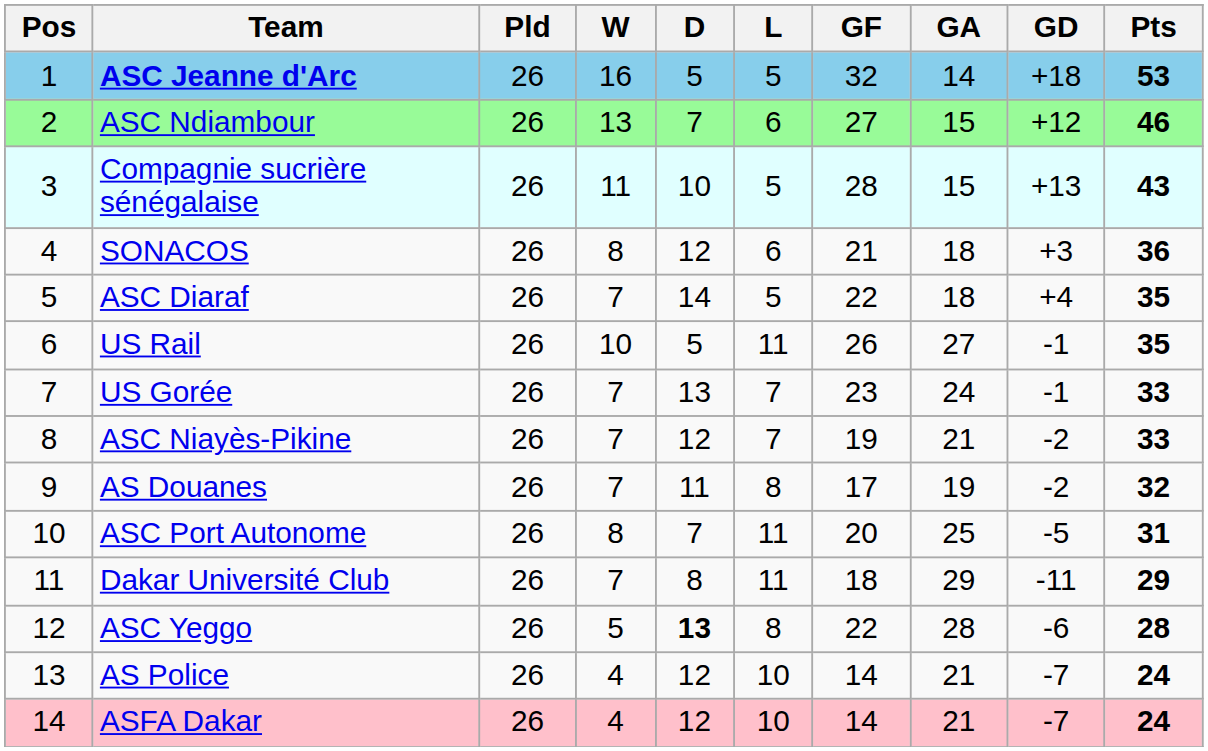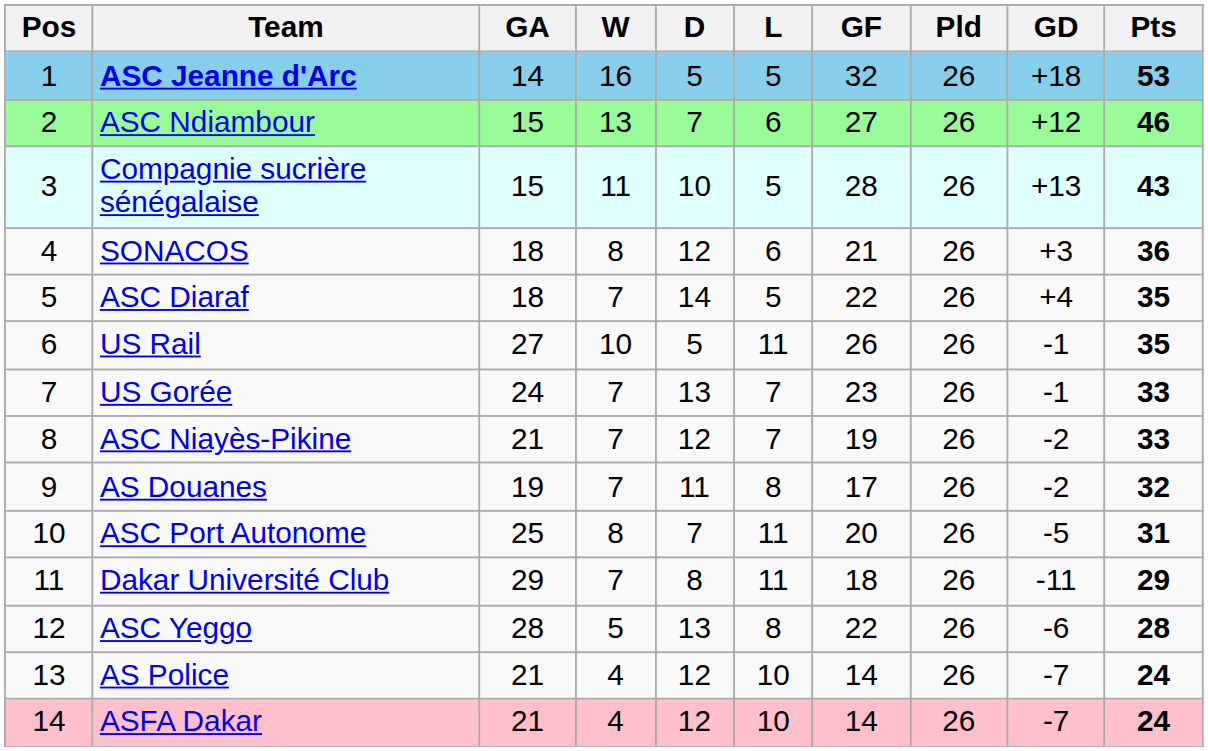columns swapped: (527, 28) <-> (959, 28)
(694, 627) bold -> (694, 627) normal
